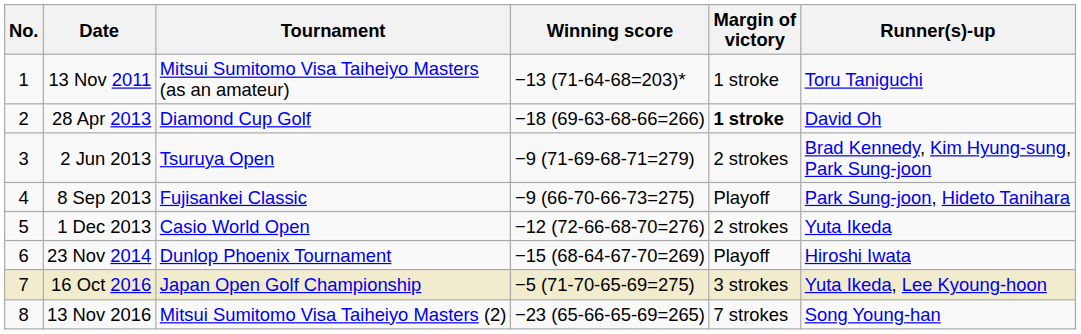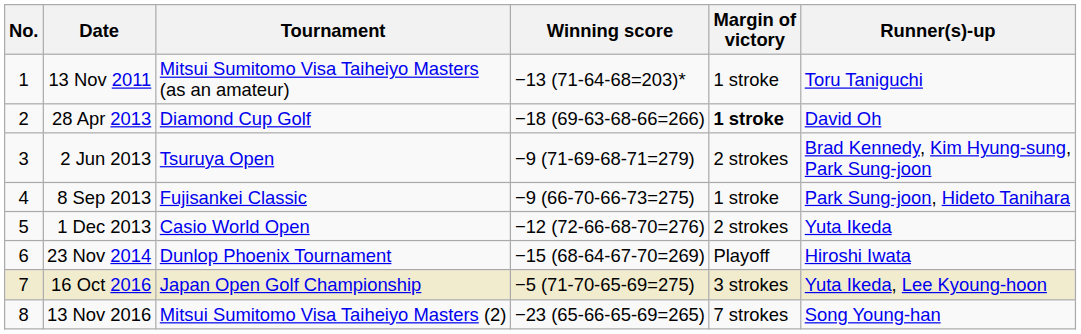(741, 198) Playoff -> (746, 198) 1 stroke
